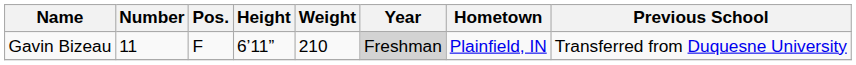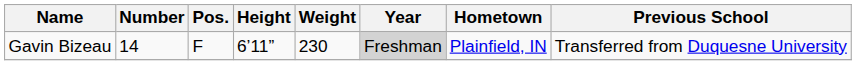(128, 45) 11 -> (129, 45) 14
(313, 45) 210 -> (313, 45) 230
